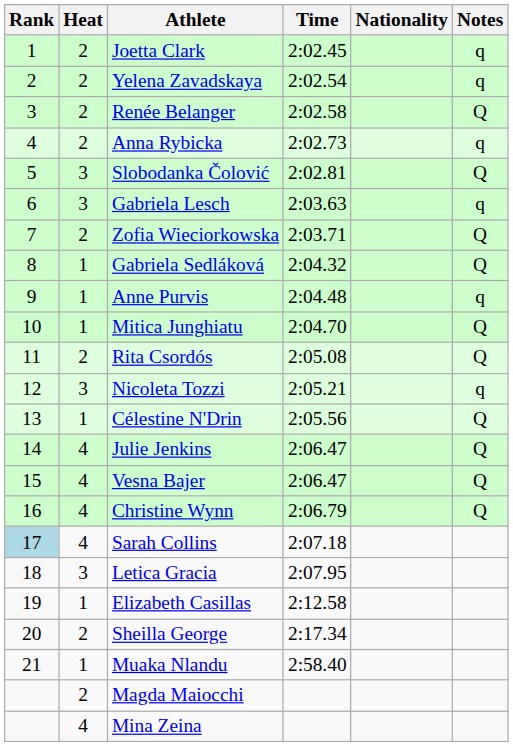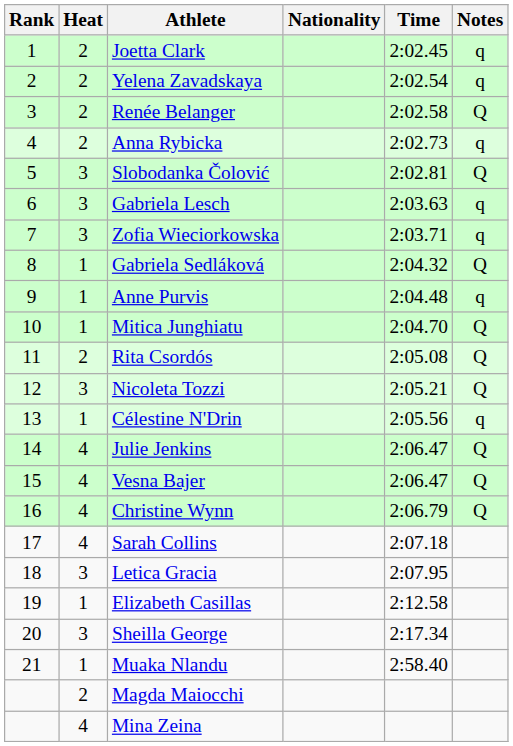columns swapped: (402, 19) <-> (317, 19)
(83, 234) 2 -> (83, 234) 3
(480, 234) Q -> (480, 234) q
(480, 388) q -> (480, 388) Q
(480, 419) Q -> (480, 419) q
(32, 541) lightblue background -> (32, 541) no background
(83, 633) 2 -> (83, 633) 3
